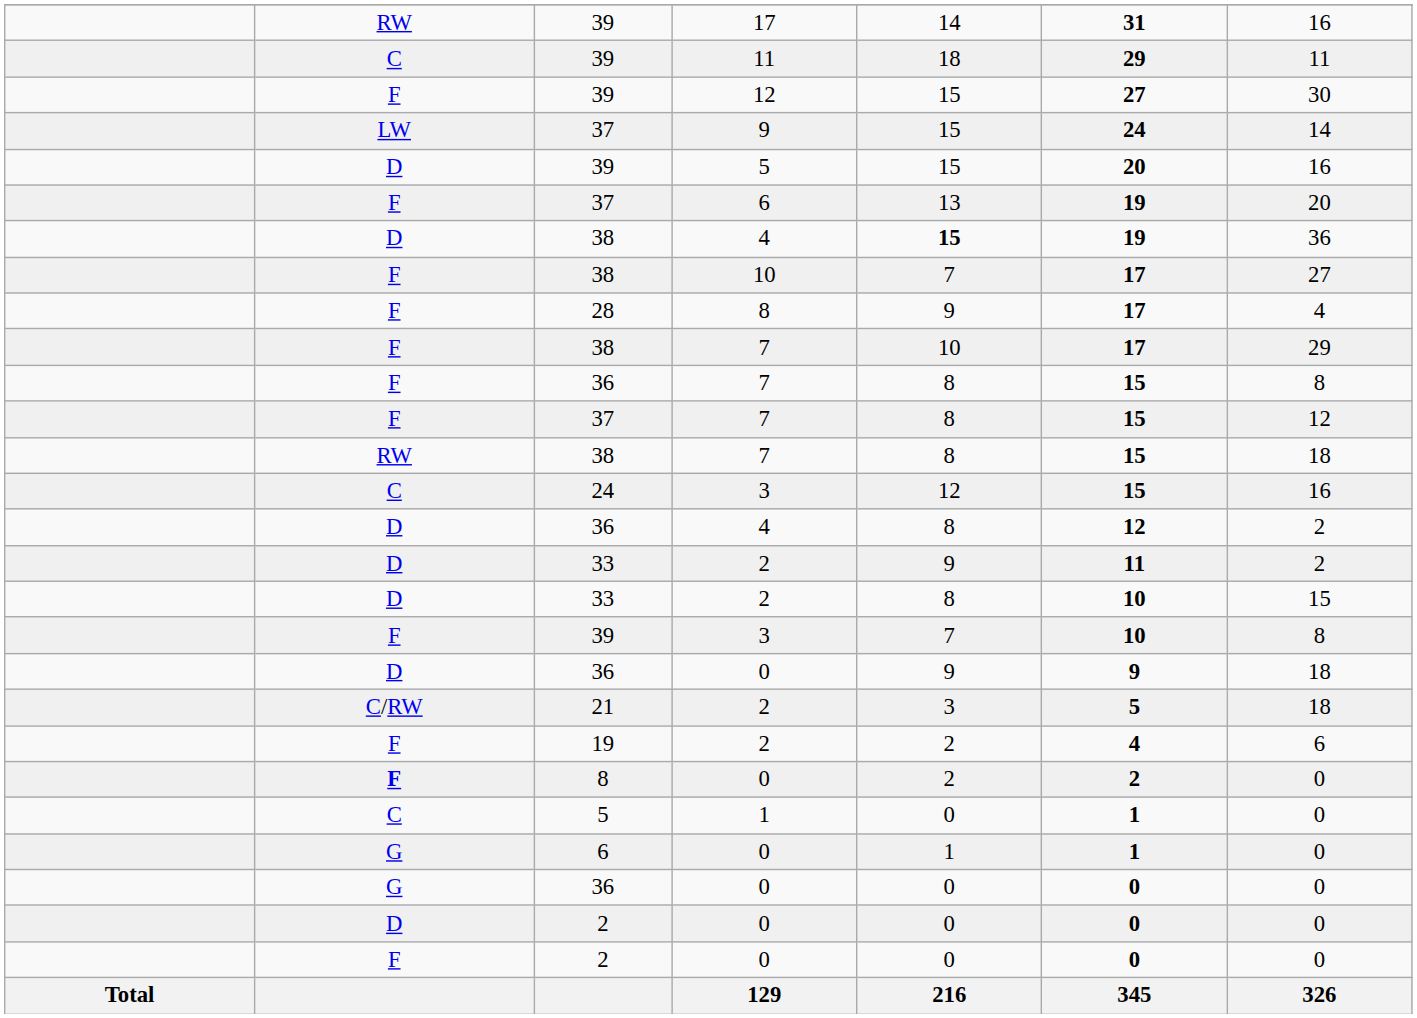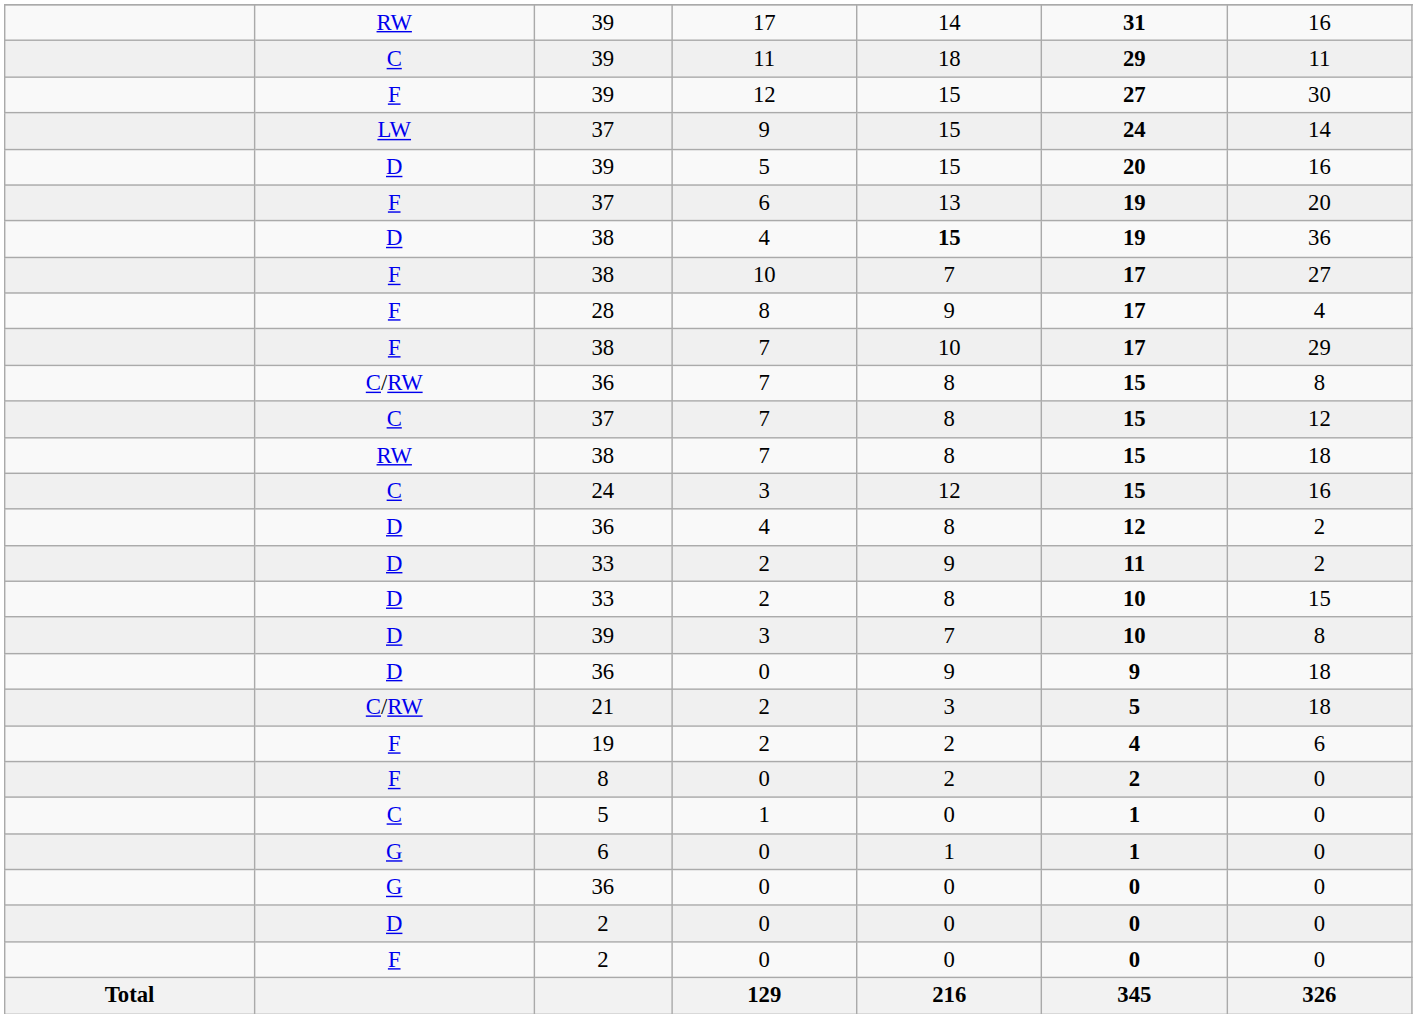(394, 382) F -> (394, 382) C/RW
(394, 418) F -> (394, 418) C
(394, 635) F -> (394, 635) D
(394, 779) bold -> (394, 779) normal
